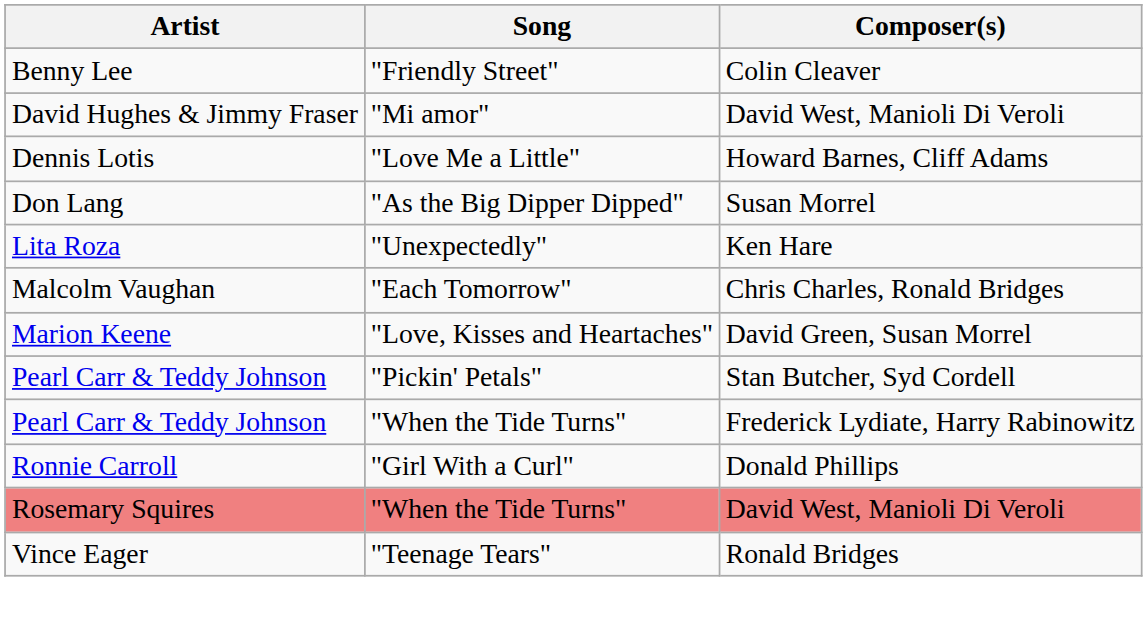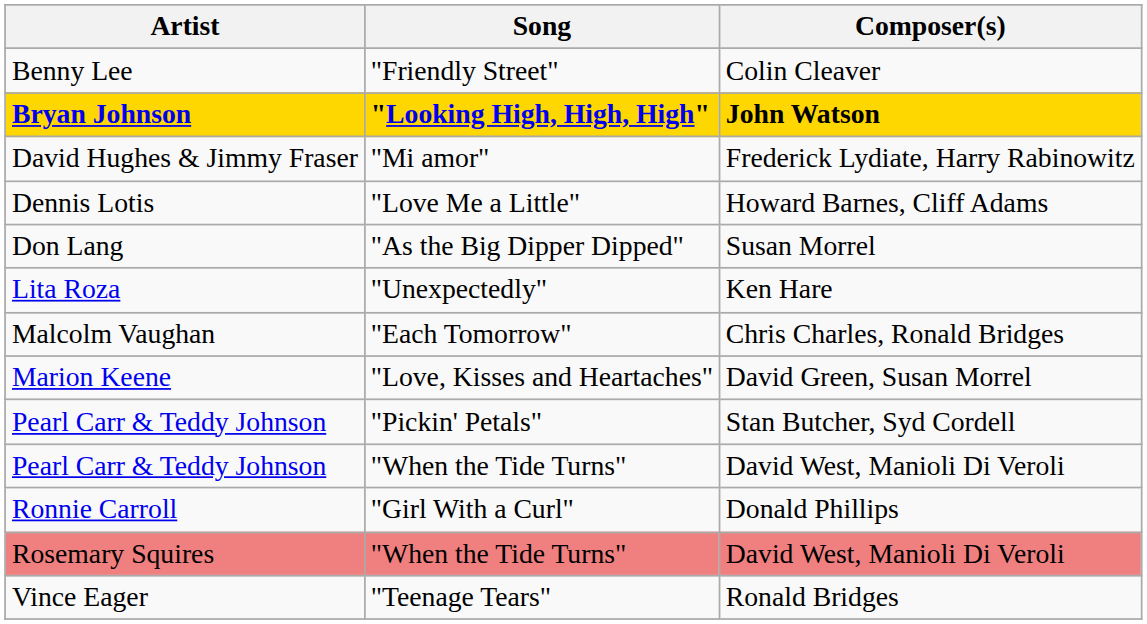+ row: (102, 114)
(895, 114) David West, Manioli Di Veroli -> (930, 158) Frederick Lydiate, Harry Rabinowitz
(930, 421) Frederick Lydiate, Harry Rabinowitz -> (895, 465) David West, Manioli Di Veroli
